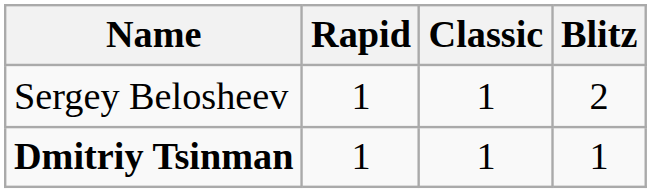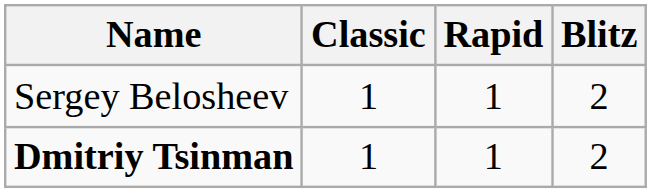columns swapped: (486, 34) <-> (361, 34)
(599, 156) 1 -> (599, 156) 2
